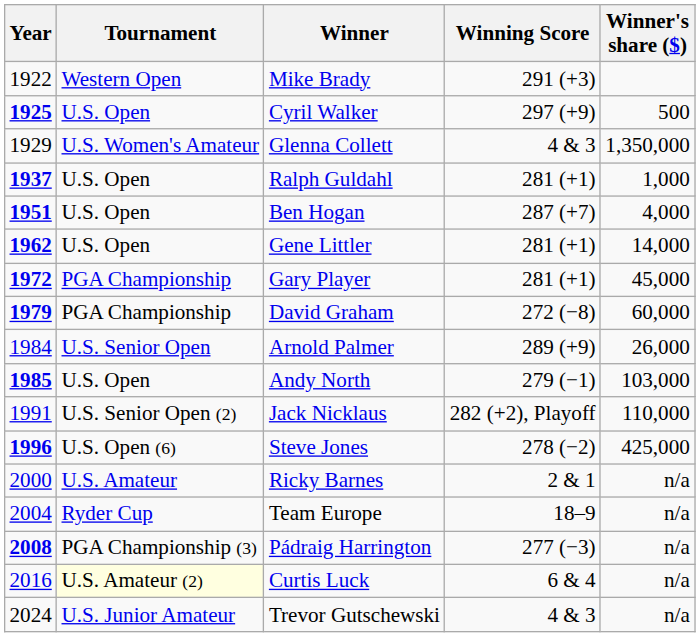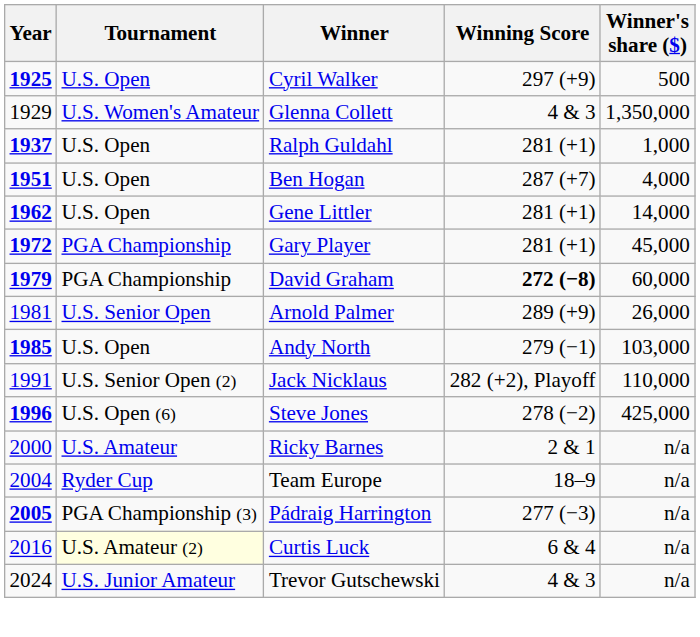- row: (320, 78)
(559, 312) normal -> (559, 279) bold
(31, 346) 1984 -> (31, 312) 1981
(31, 547) 2008 -> (31, 513) 2005
